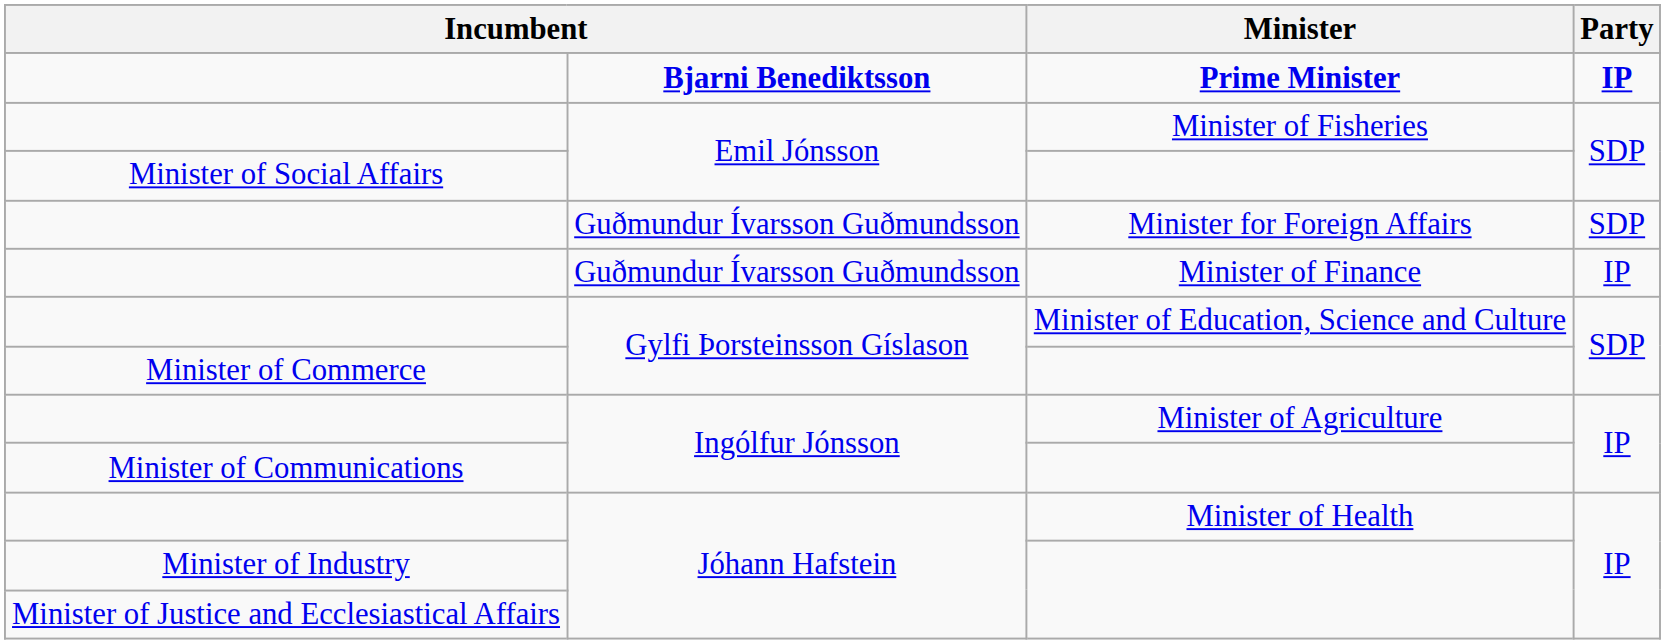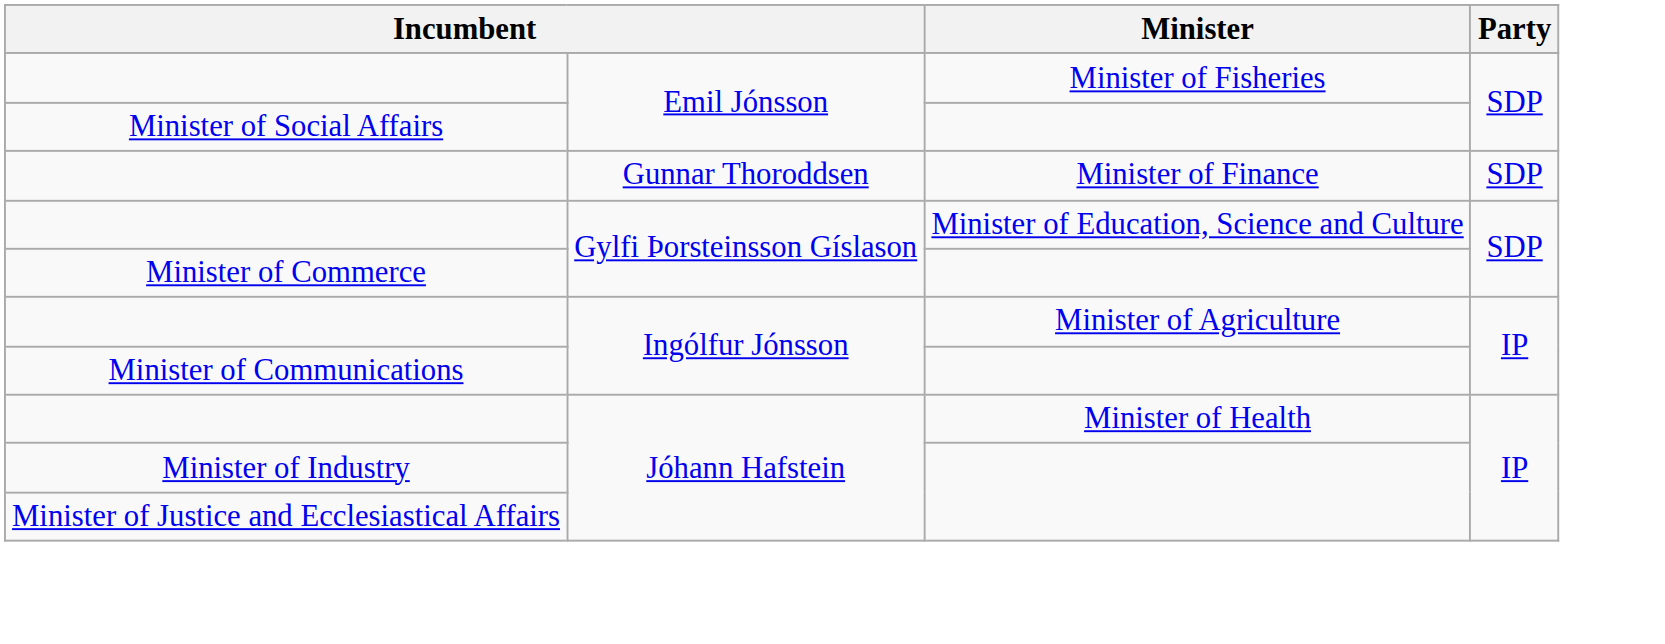- row: (286, 78)
- row: (286, 224)
(797, 272) Guðmundur Ívarsson Guðmundsson -> (746, 175) Gunnar Thoroddsen
(1617, 272) IP -> (1515, 175) SDP
